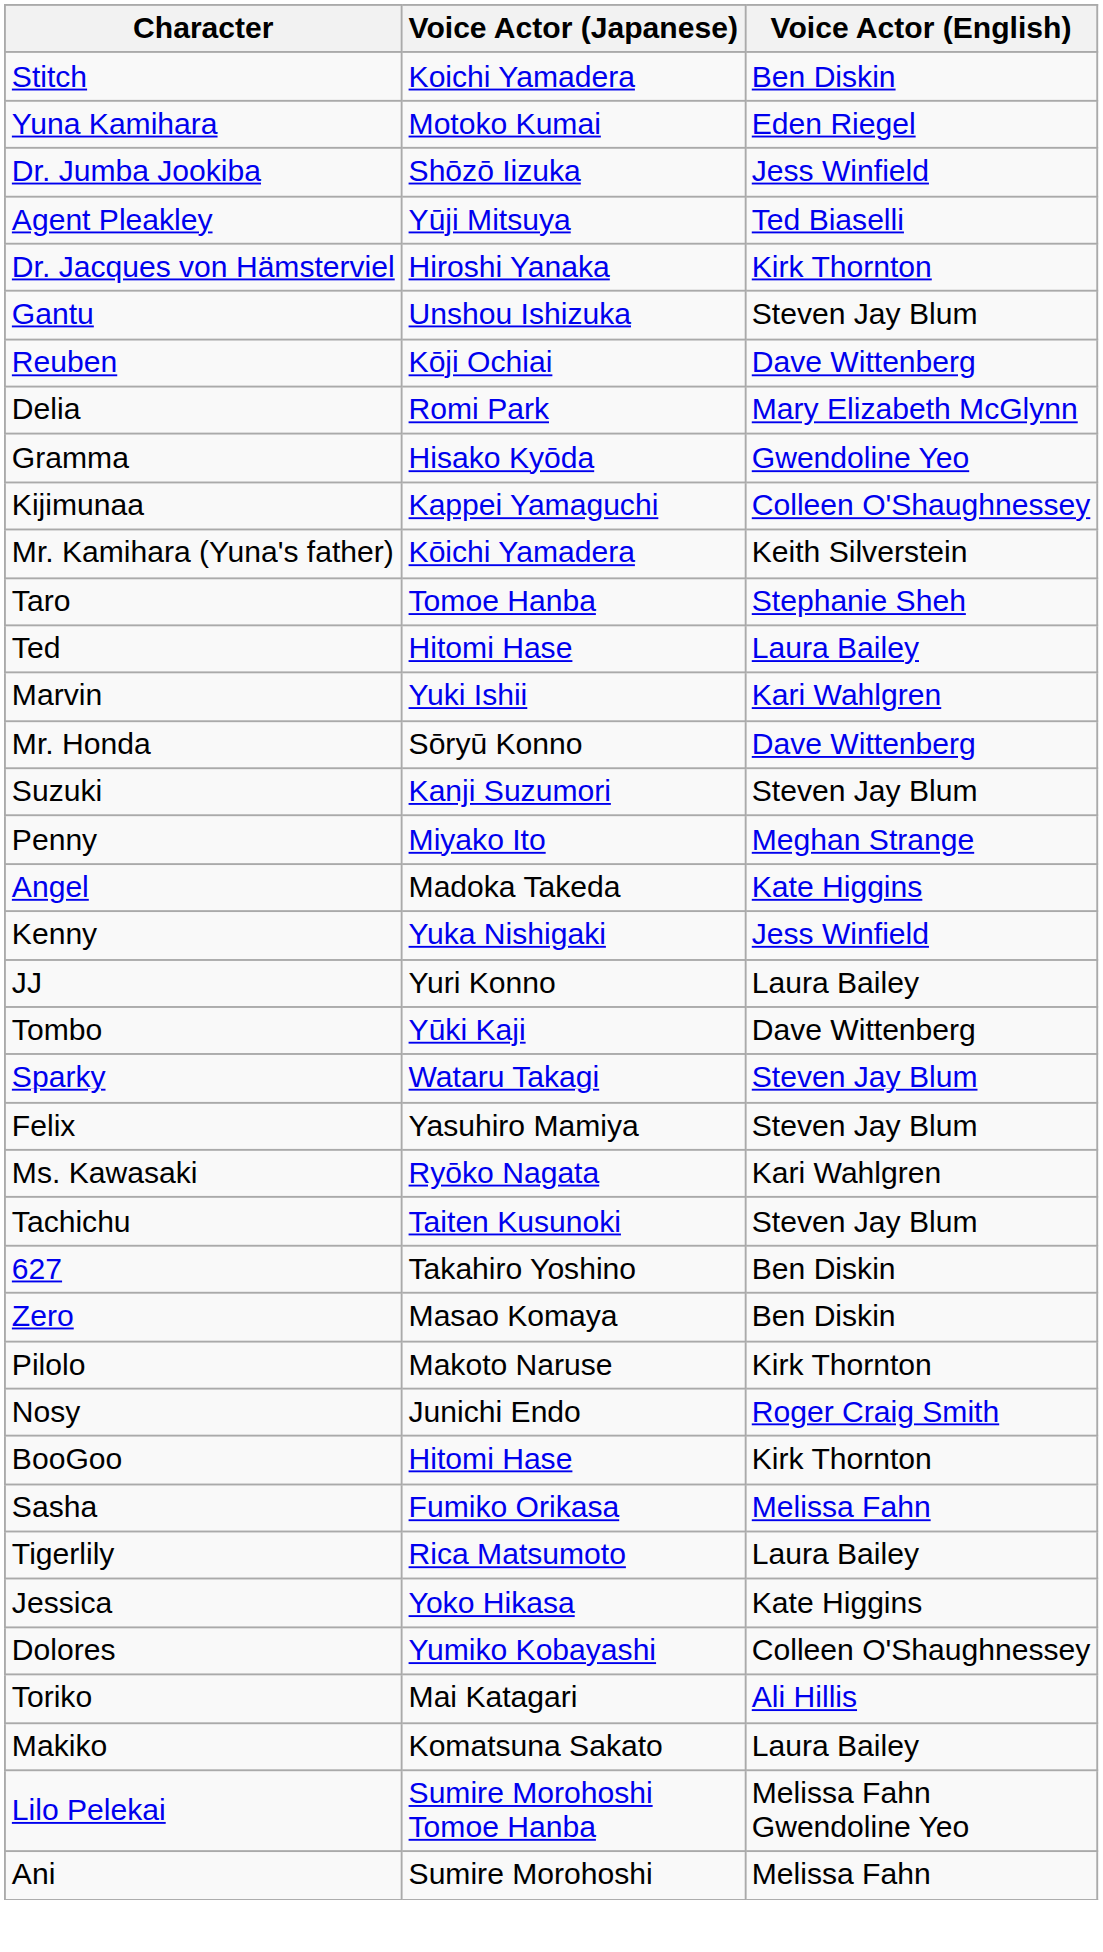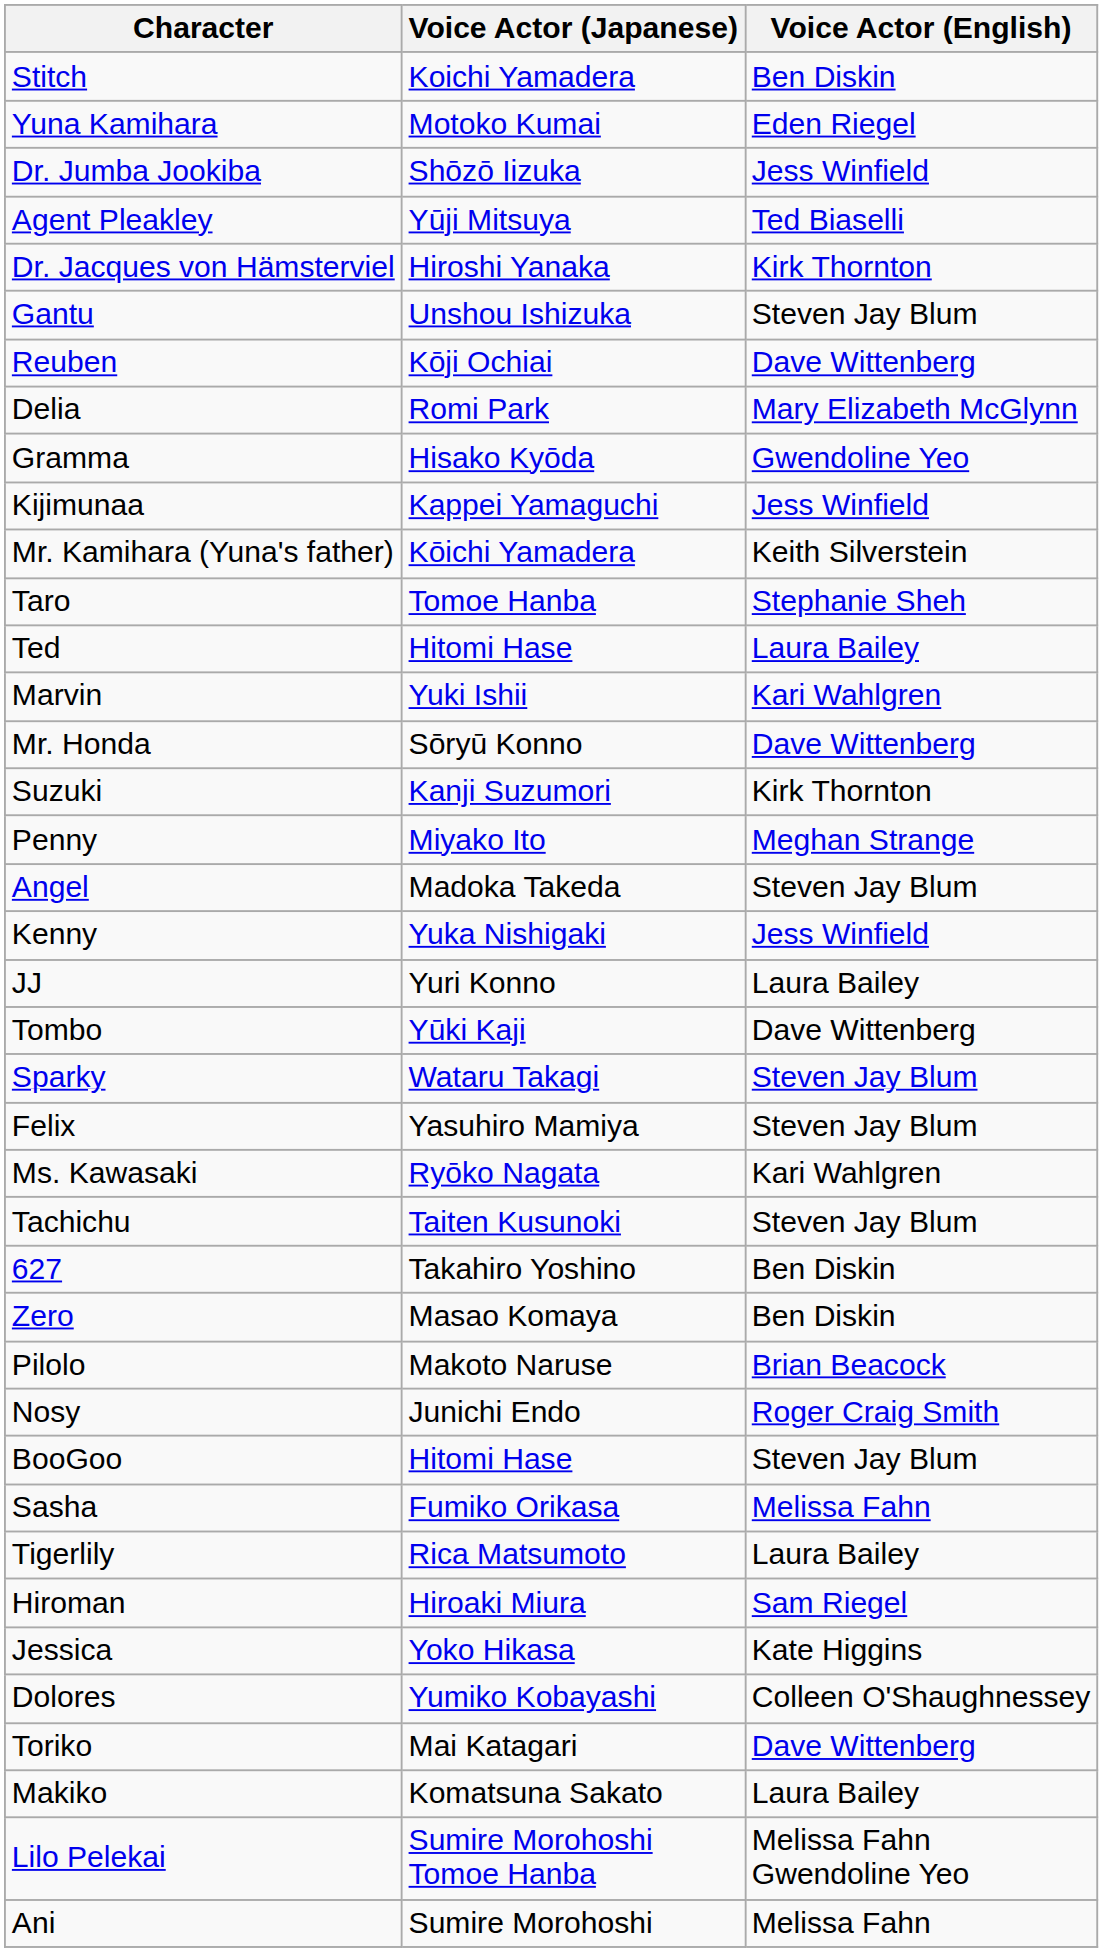(921, 505) Colleen O'Shaughnessey -> (840, 505) Jess Winfield
(865, 791) Steven Jay Blum -> (842, 791) Kirk Thornton
(837, 887) Kate Higgins -> (865, 887) Steven Jay Blum
(842, 1364) Kirk Thornton -> (849, 1364) Brian Beacock
(842, 1459) Kirk Thornton -> (865, 1459) Steven Jay Blum
+ row: (69, 1602)
(804, 1698) Ali Hillis -> (864, 1745) Dave Wittenberg
